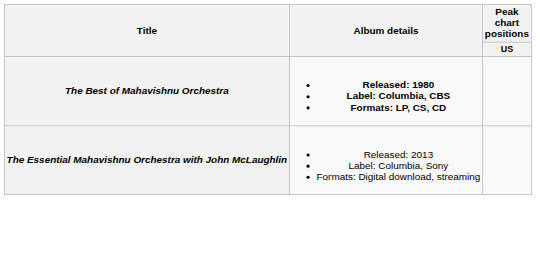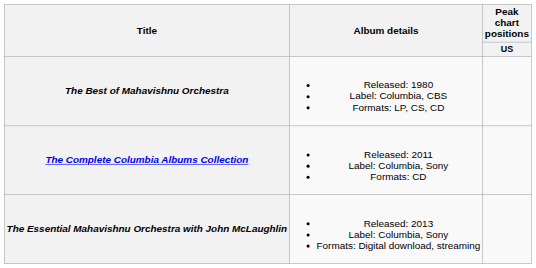(386, 97) bold -> (386, 97) normal
+ row: (147, 160)
